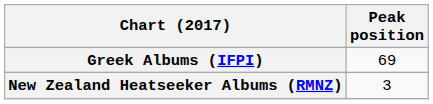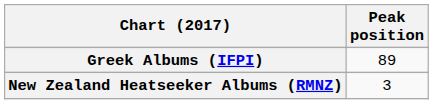(387, 60) 69 -> (387, 60) 89
